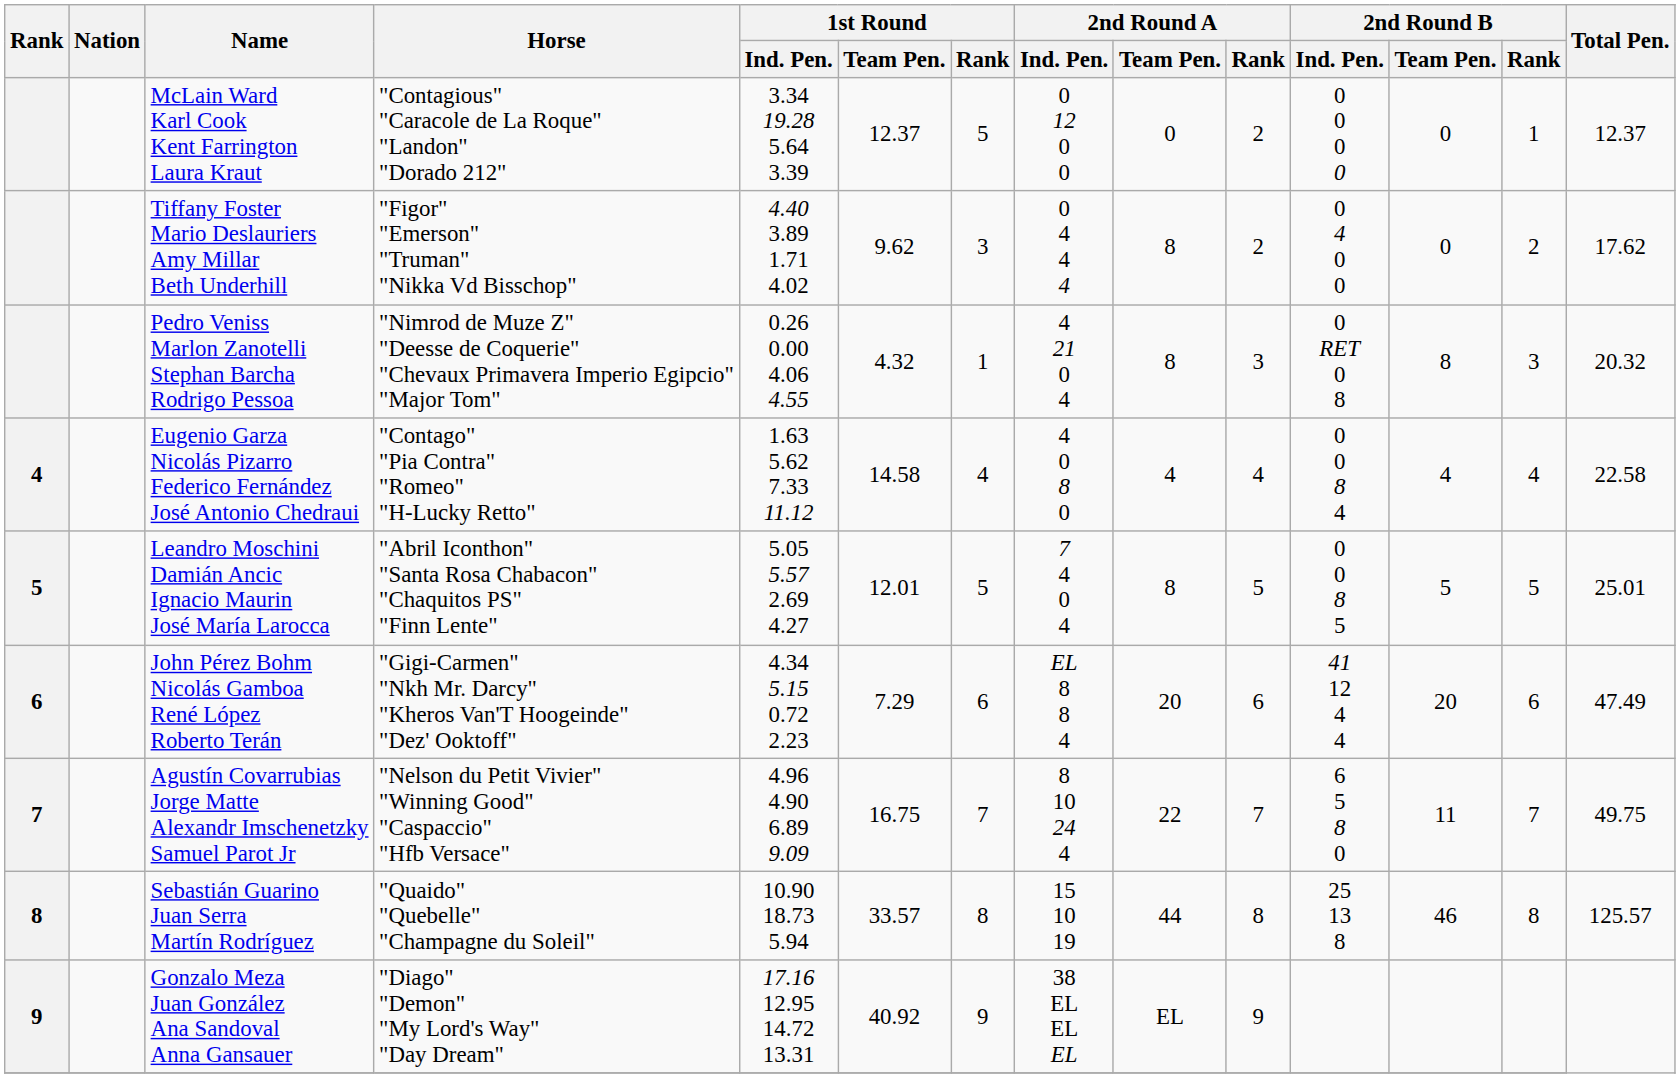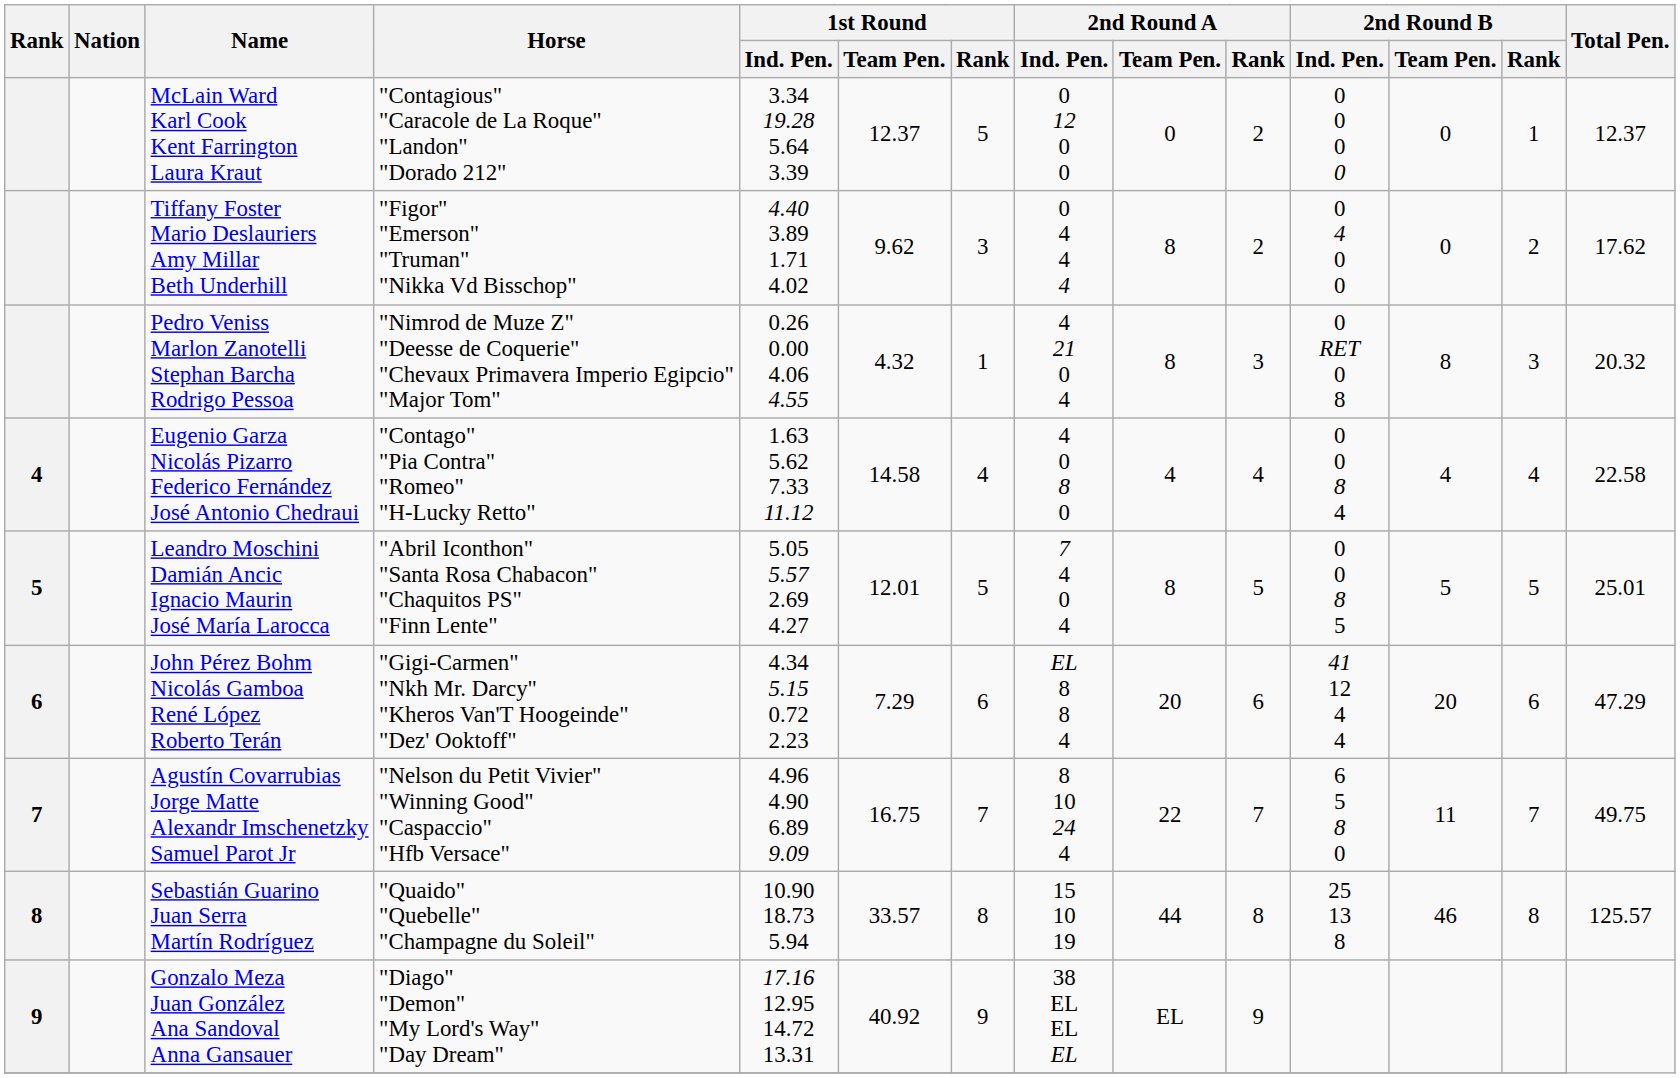(1620, 701) 47.49 -> (1620, 701) 47.29
